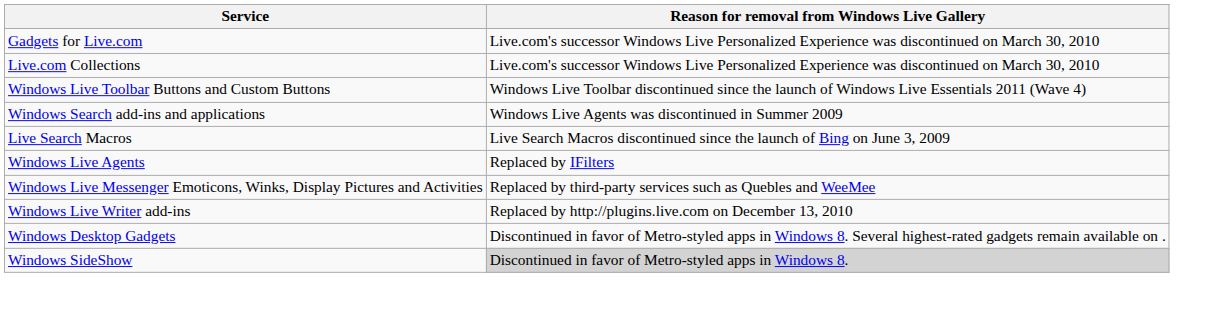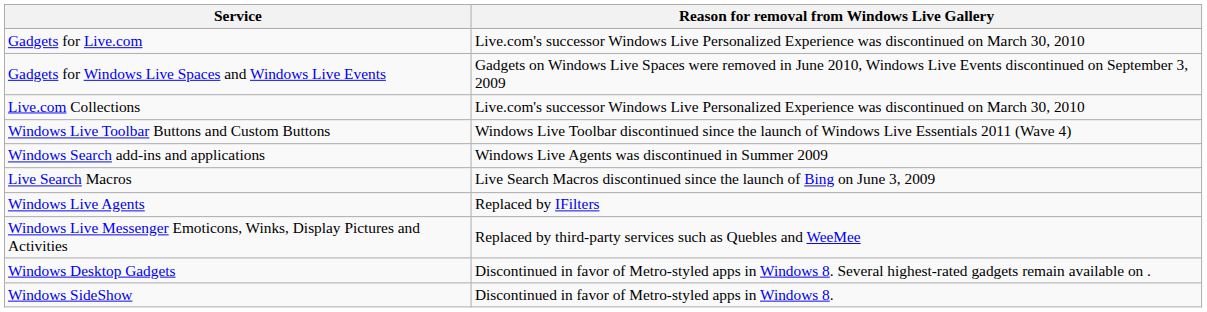+ row: (197, 74)
- row: (99, 211)
(669, 260) lightgrey background -> (654, 294) no background
